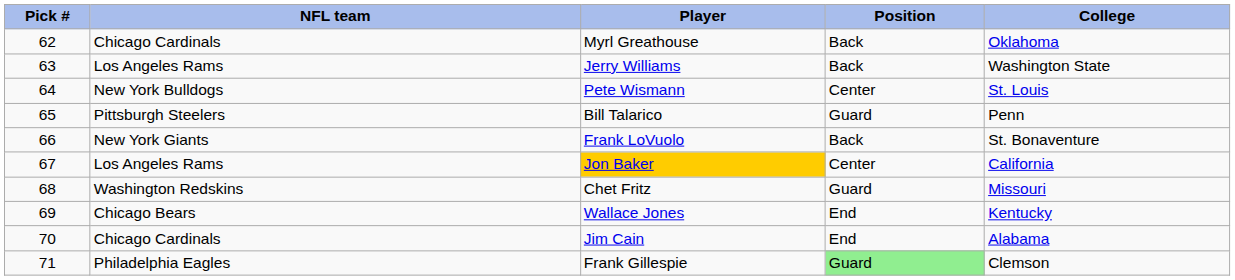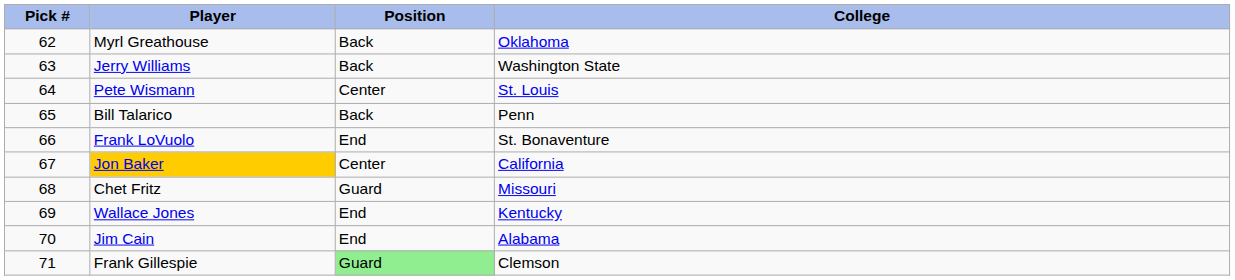- column: (335, 16)
(850, 115) Guard -> (356, 115) Back
(846, 139) Back -> (353, 139) End
